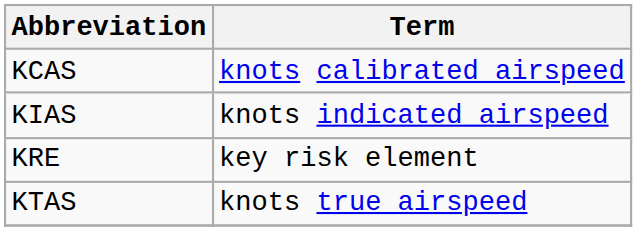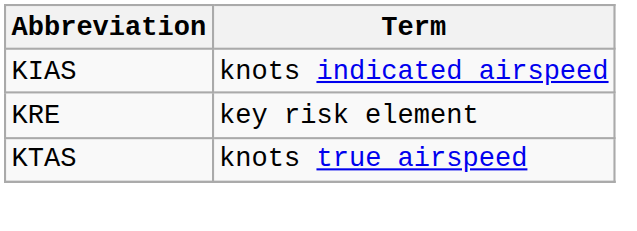- row: (44, 71)
